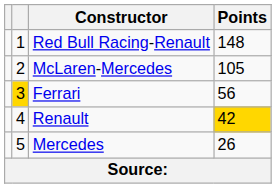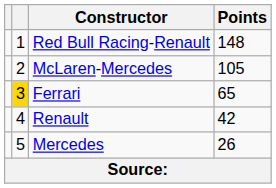(227, 93) 56 -> (227, 93) 65
(227, 119) gold background -> (227, 119) no background
